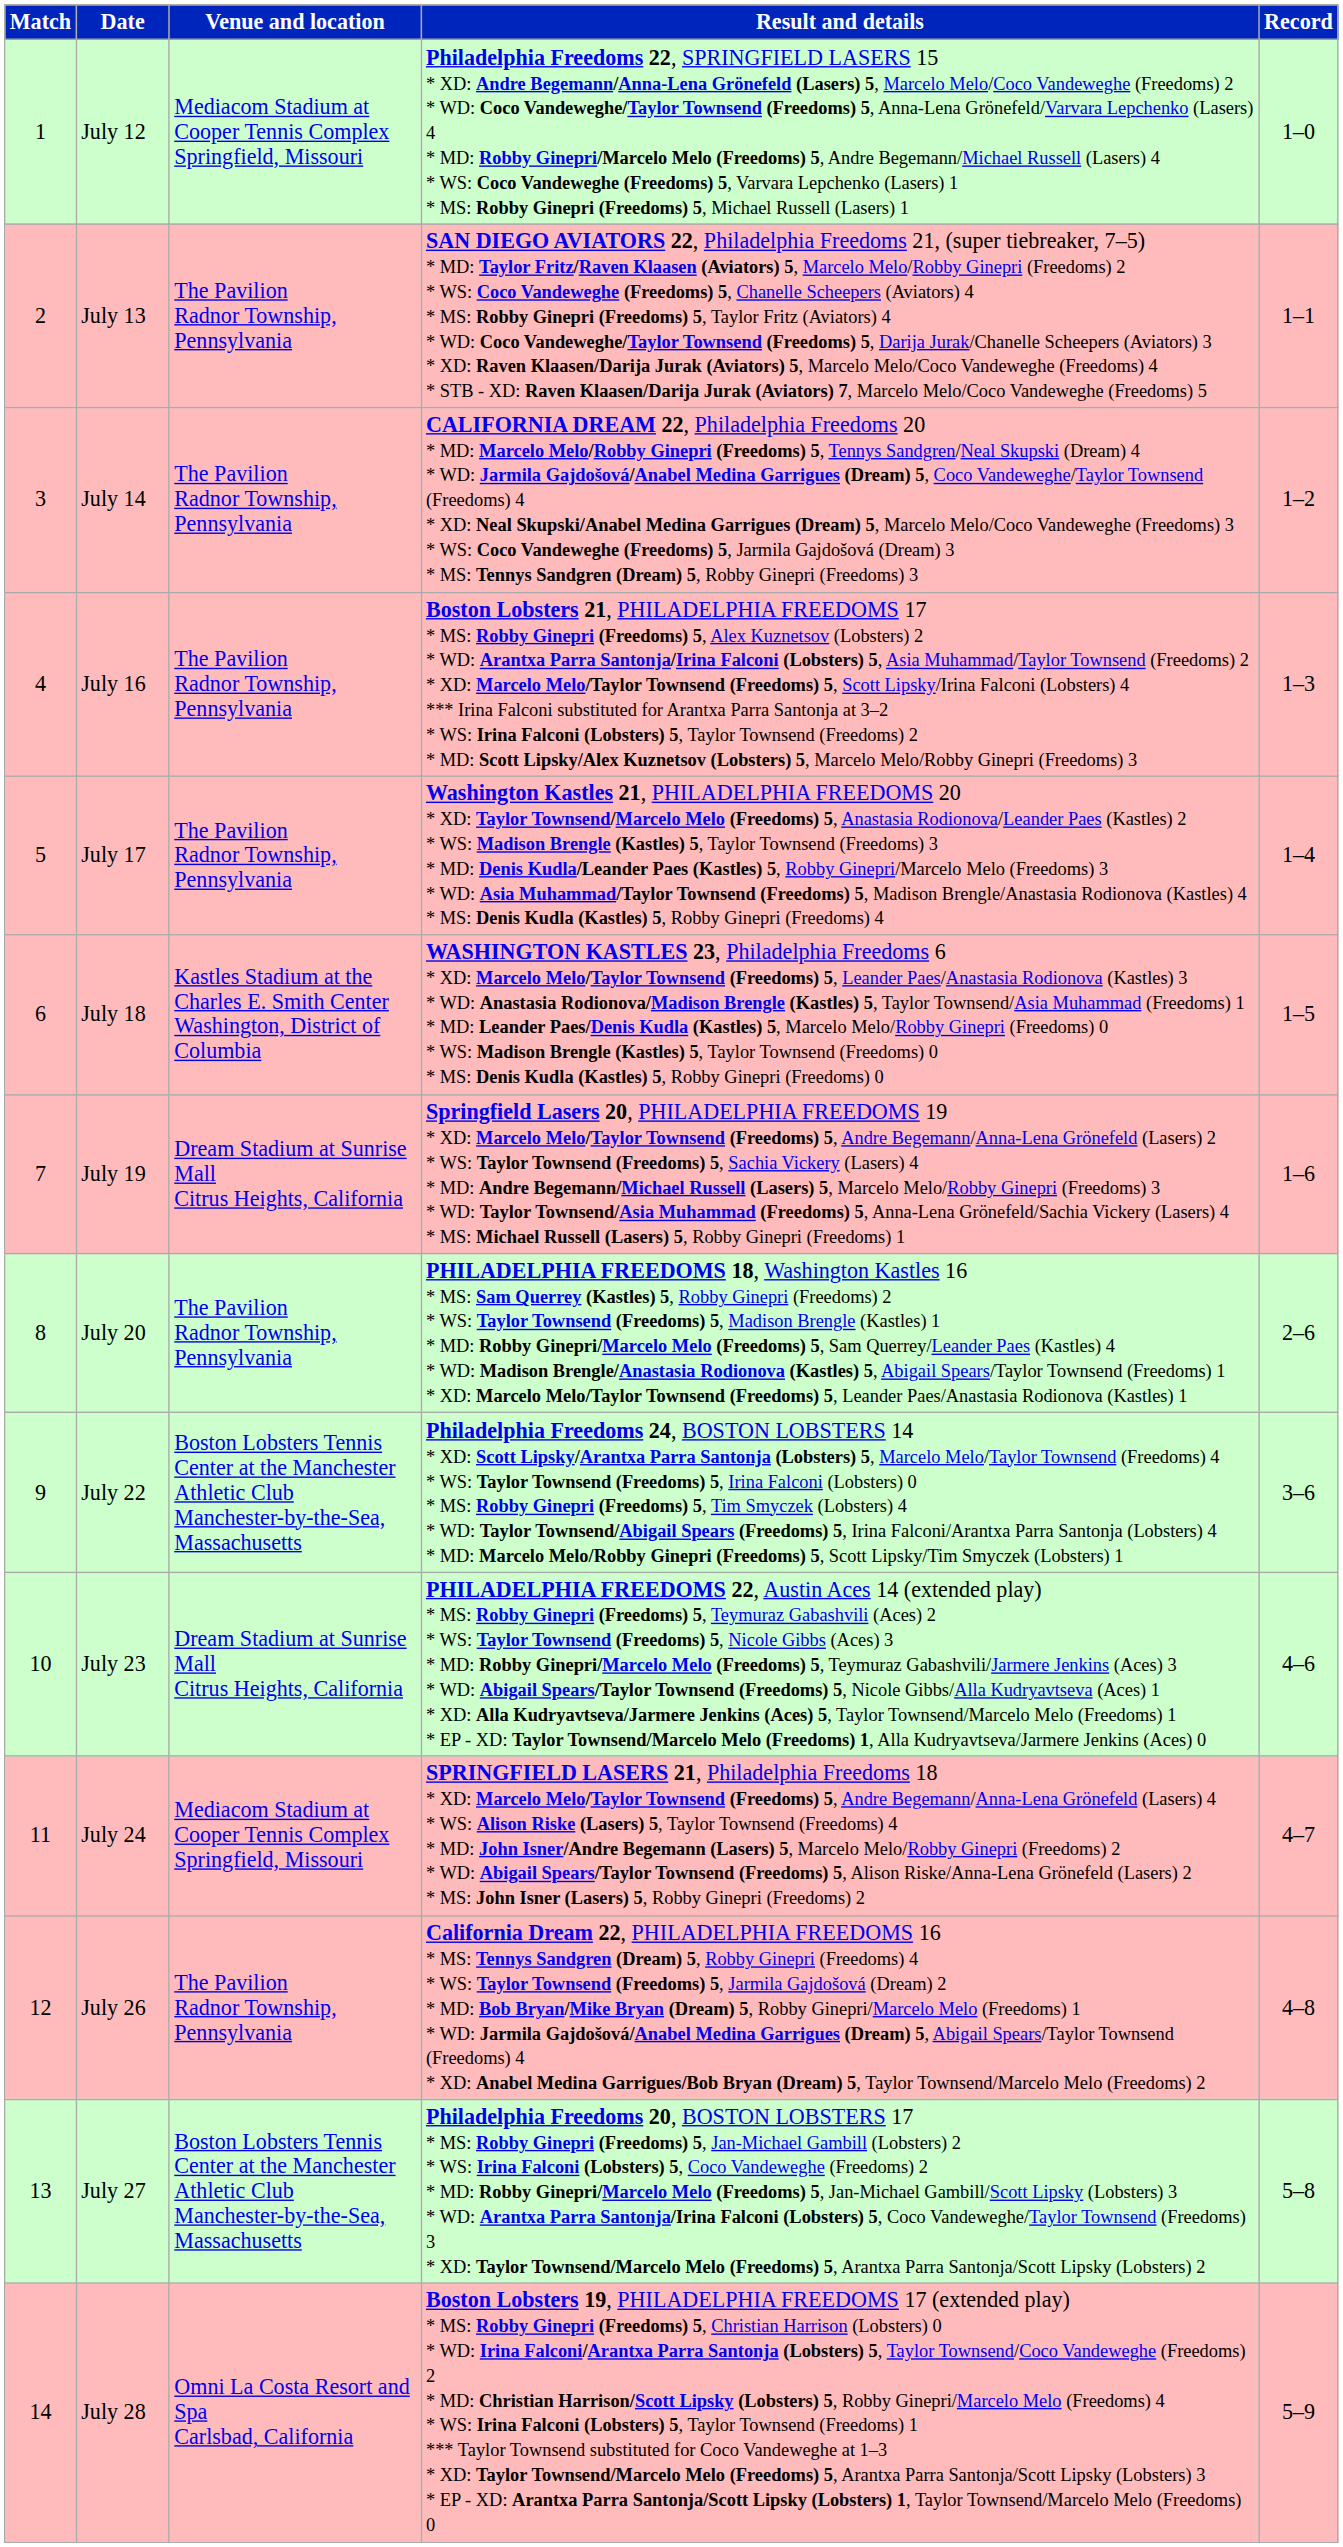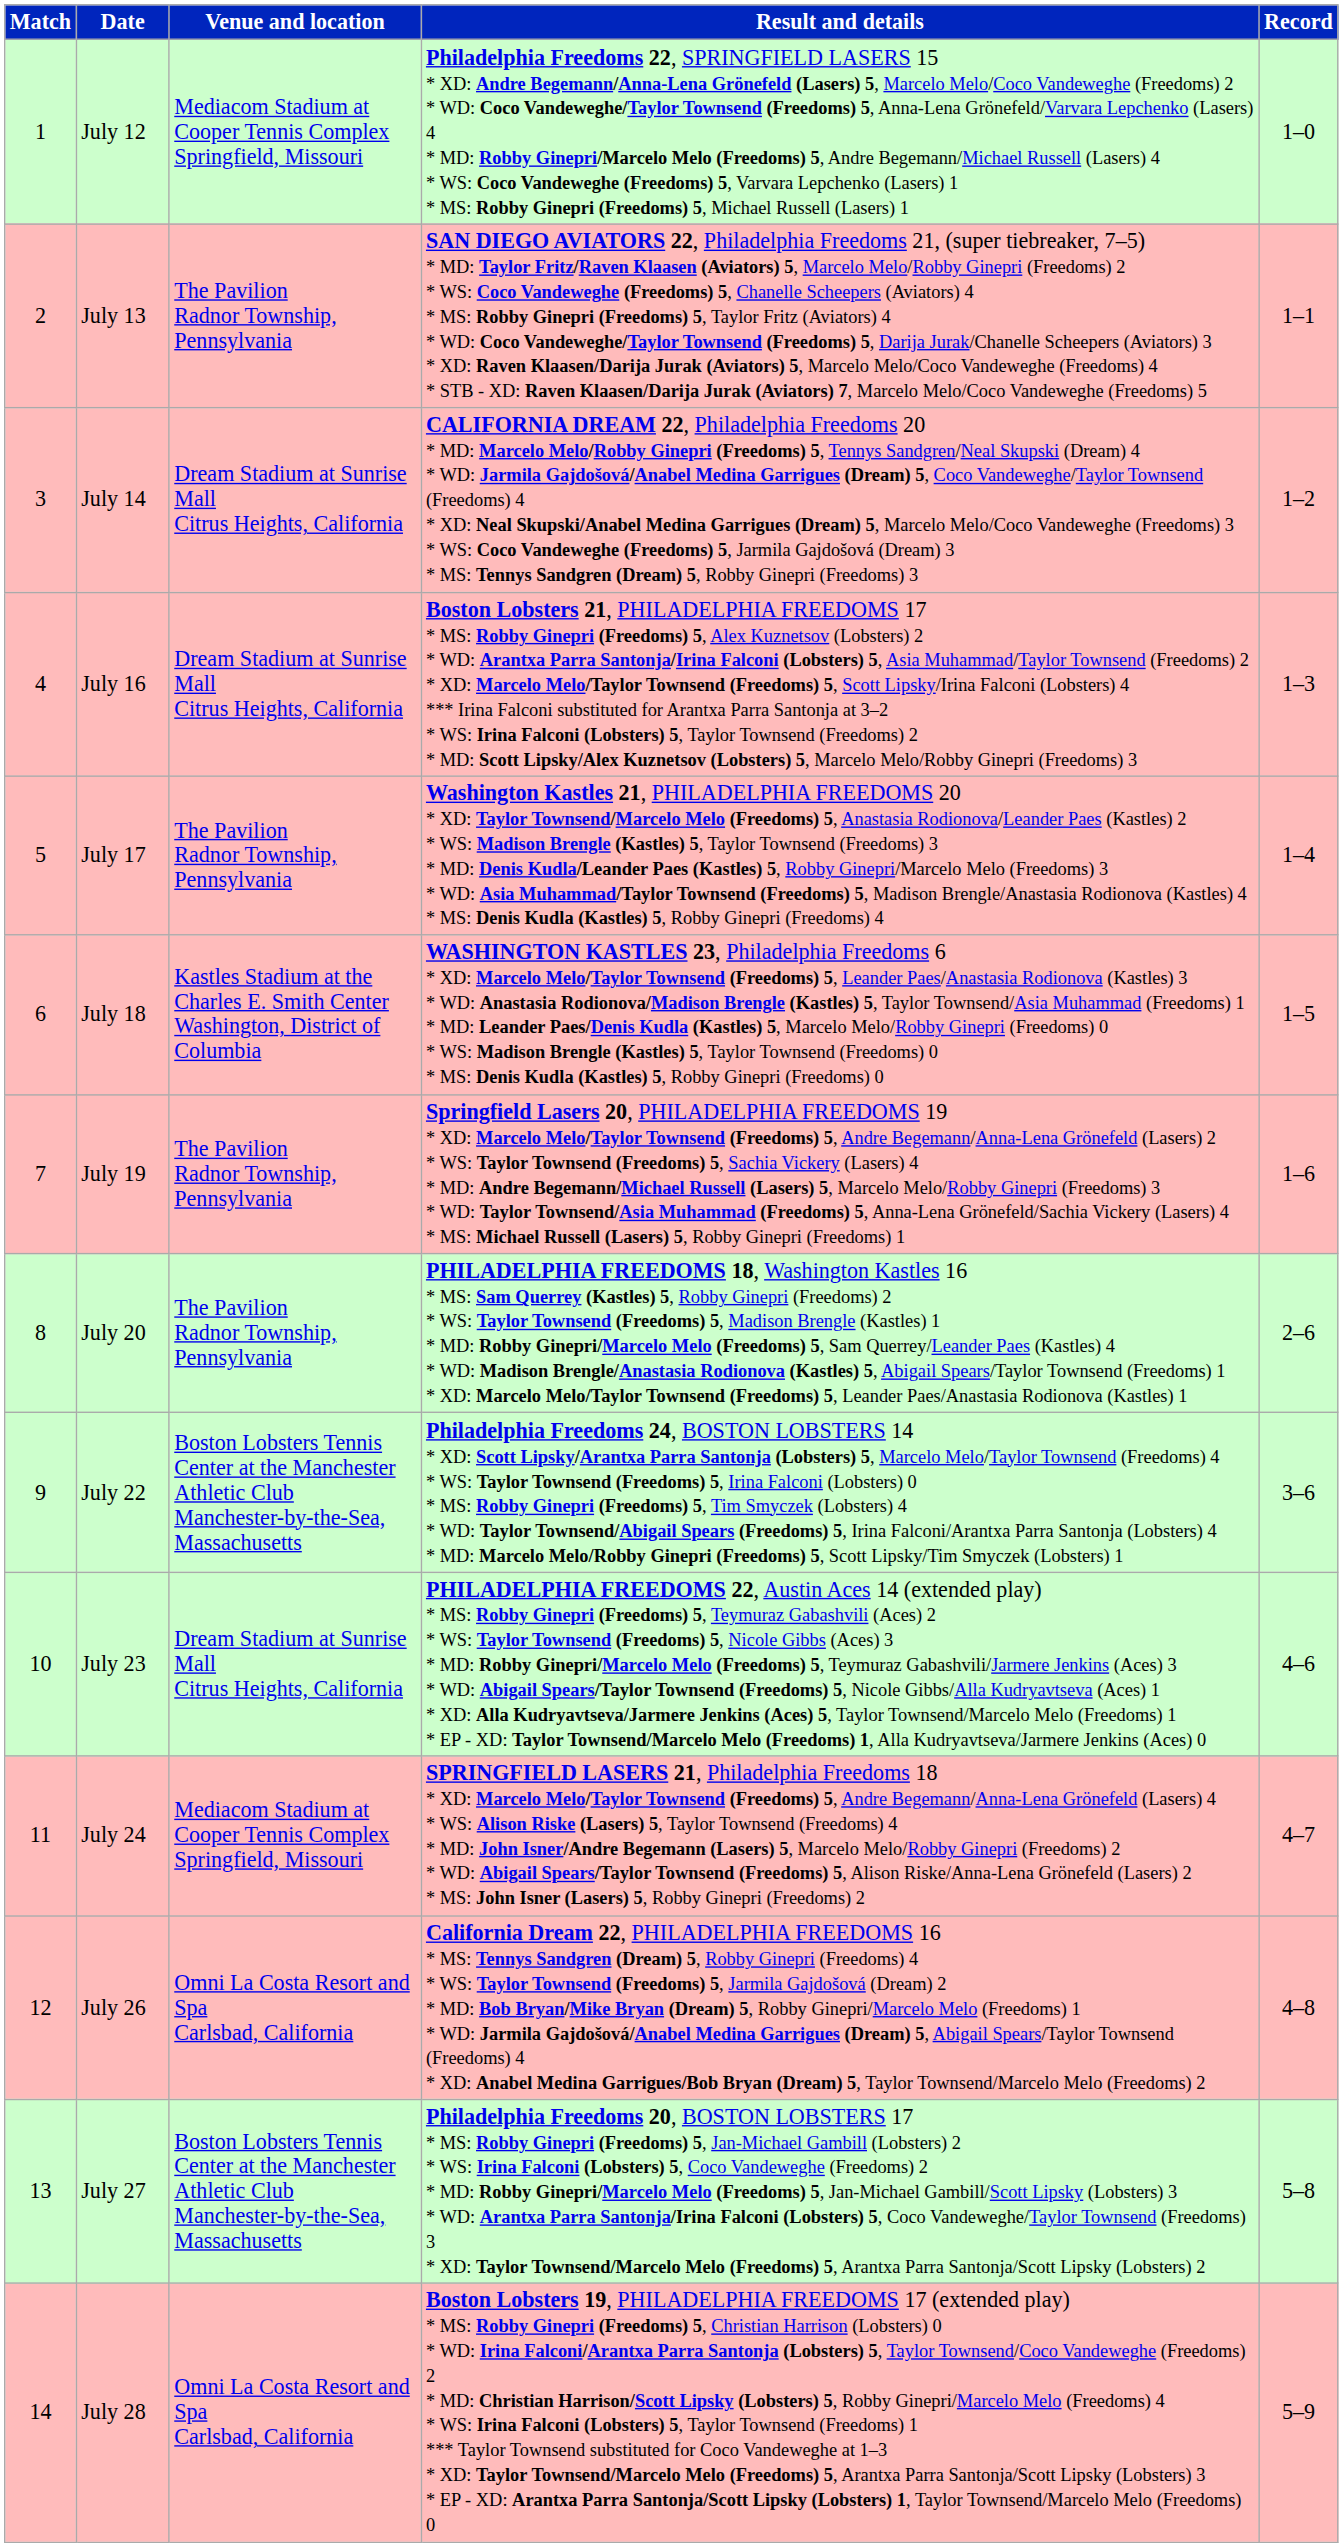(255, 499) The Pavilion Radnor Township, Pennsylvania -> (290, 499) Dream Stadium at Sunrise Mall Citrus Heights, California
(255, 683) The Pavilion Radnor Township, Pennsylvania -> (290, 683) Dream Stadium at Sunrise Mall Citrus Heights, California
(290, 1173) Dream Stadium at Sunrise Mall Citrus Heights, California -> (255, 1173) The Pavilion Radnor Township, Pennsylvania
(255, 2007) The Pavilion Radnor Township, Pennsylvania -> (292, 2007) Omni La Costa Resort and Spa Carlsbad, California
